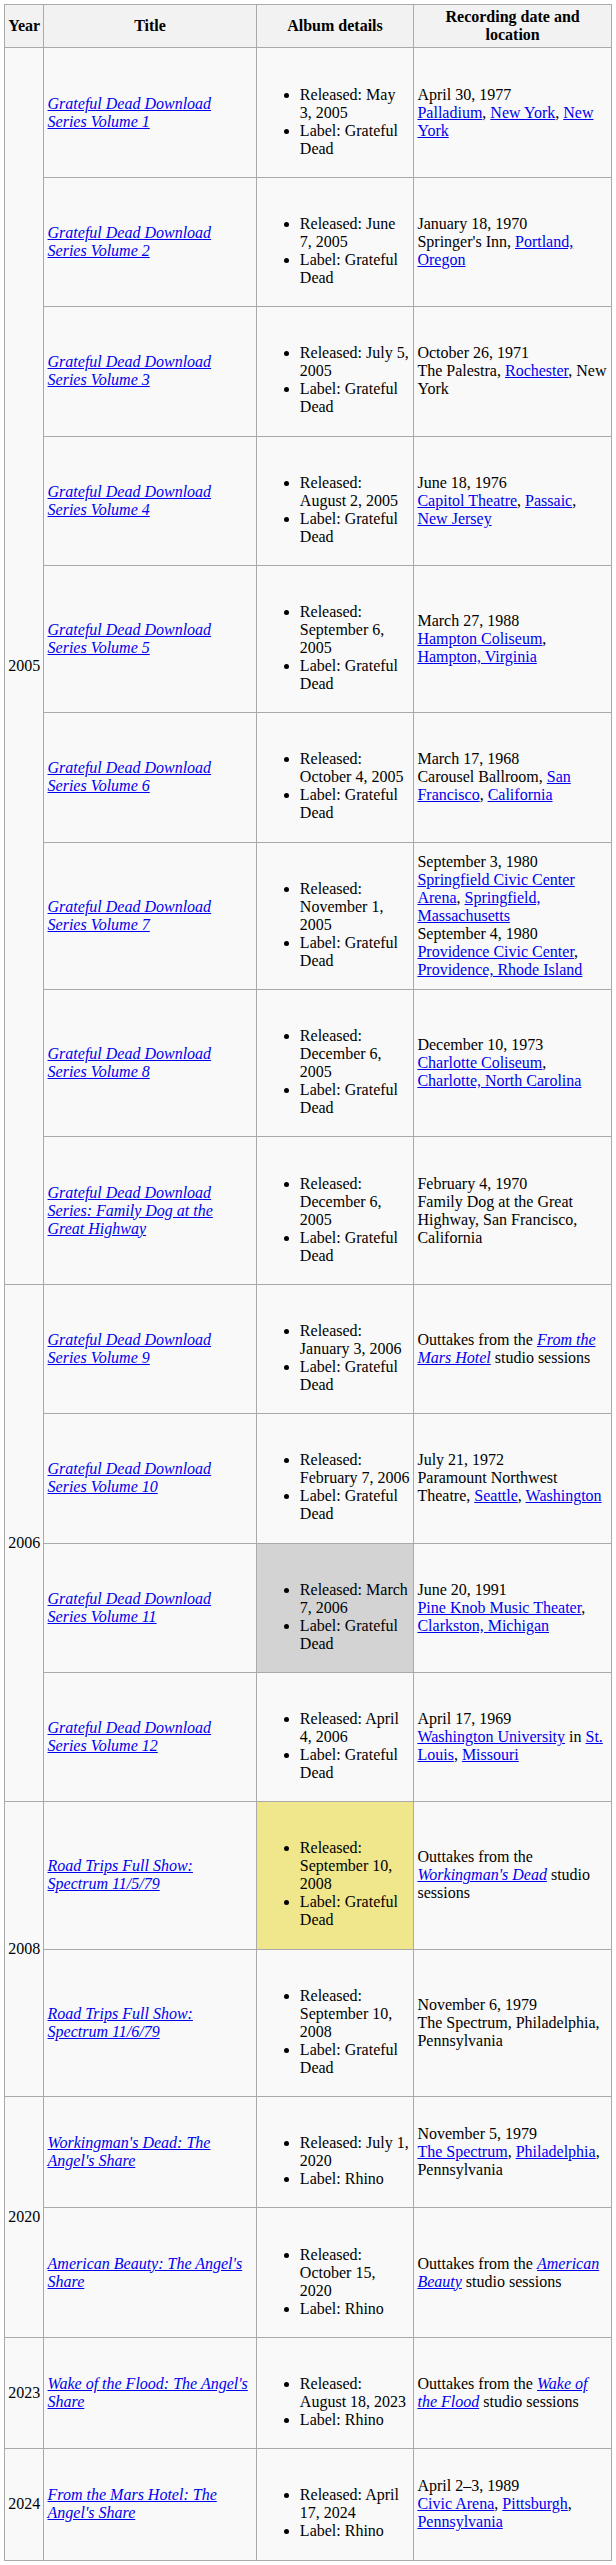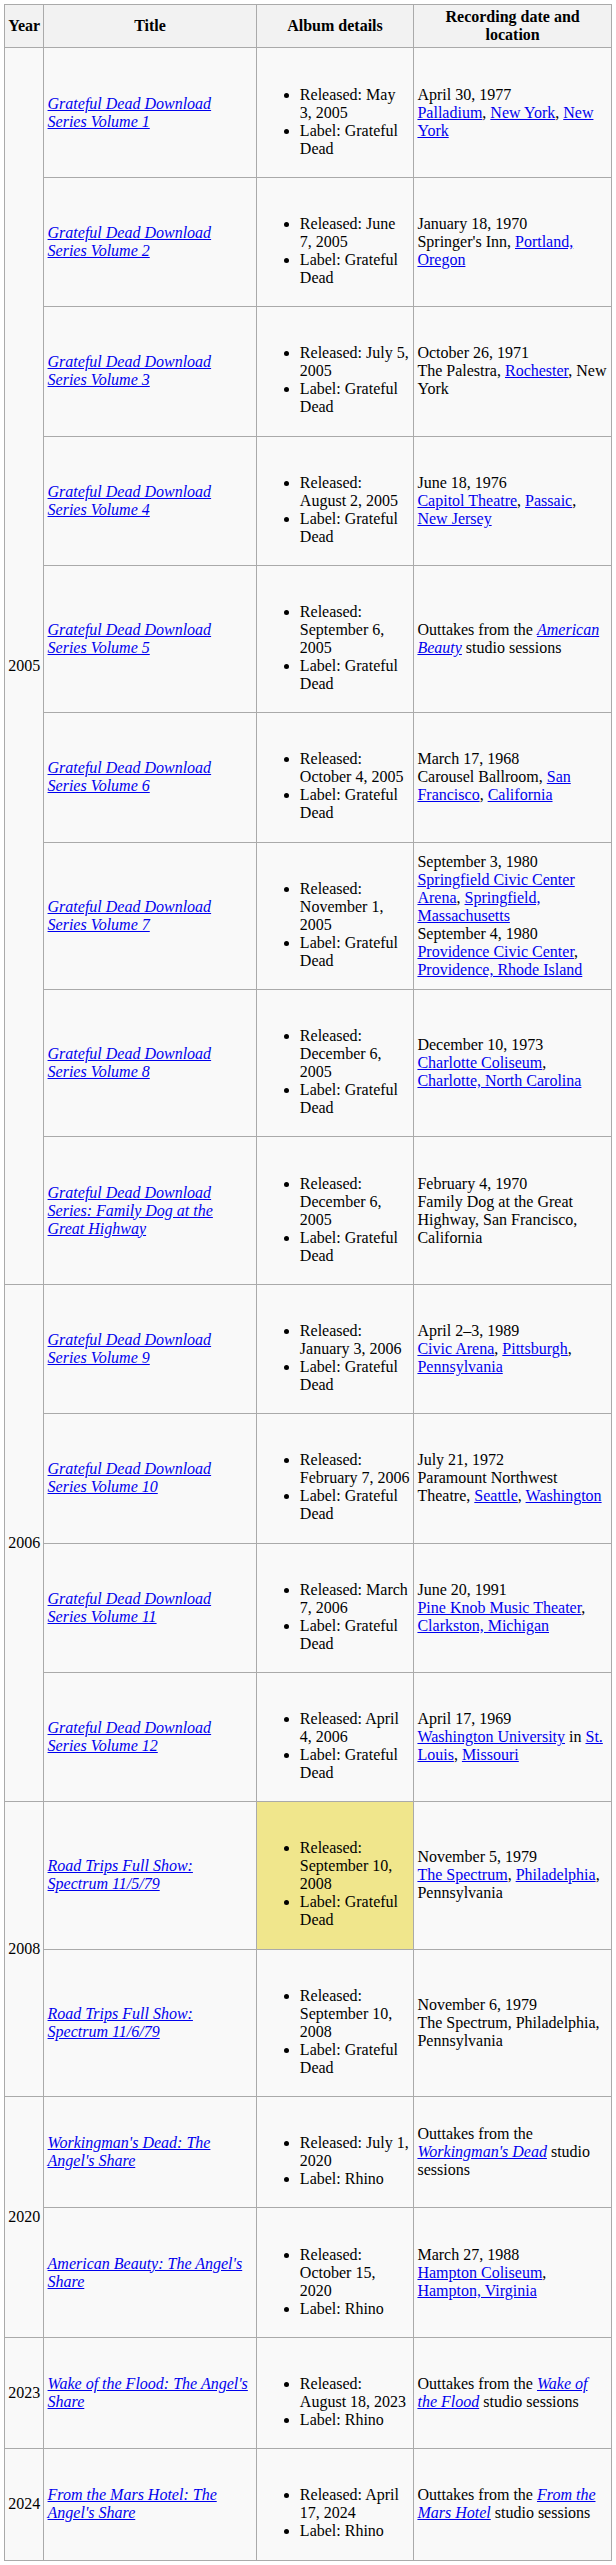(482, 639) March 27, 1988 Hampton Coliseum, Hampton, Virginia -> (508, 639) Outtakes from the American Beauty studio sessions
(506, 1348) Outtakes from the From the Mars Hotel studio sessions -> (495, 1348) April 2–3, 1989 Civic Arena, Pittsburgh, Pennsylvania
(335, 1617) lightgrey background -> (335, 1617) no background
(504, 1875) Outtakes from the Workingman's Dead studio sessions -> (509, 1875) November 5, 1979 The Spectrum, Philadelphia, Pennsylvania
(509, 2152) November 5, 1979 The Spectrum, Philadelphia, Pennsylvania -> (504, 2152) Outtakes from the Workingman's Dead studio sessions
(508, 2272) Outtakes from the American Beauty studio sessions -> (482, 2272) March 27, 1988 Hampton Coliseum, Hampton, Virginia
(495, 2504) April 2–3, 1989 Civic Arena, Pittsburgh, Pennsylvania -> (506, 2504) Outtakes from the From the Mars Hotel studio sessions
